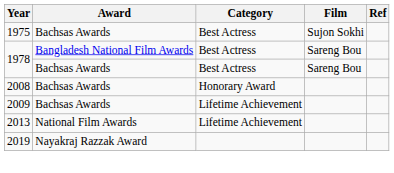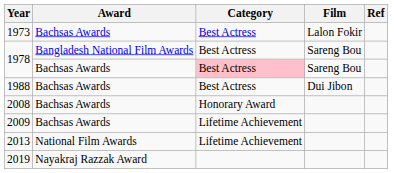+ row: (19, 31)
- row: (19, 31)
(227, 68) no background -> (227, 68) pink background
+ row: (19, 86)
